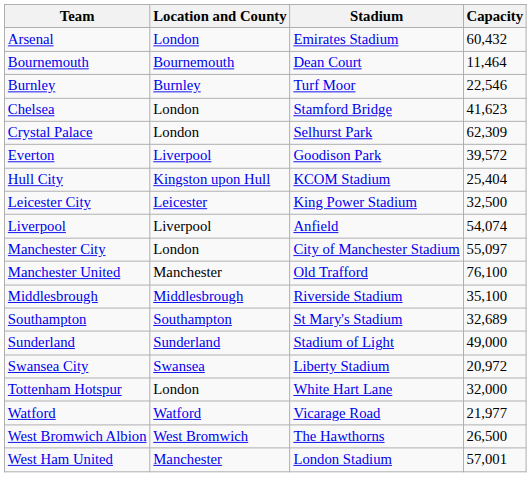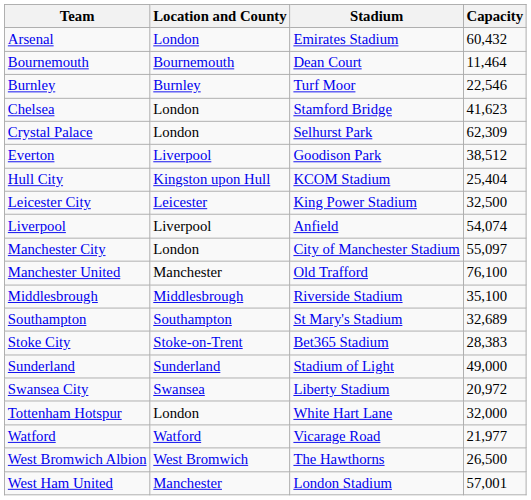(487, 156) 39,572 -> (487, 156) 38,512
+ row: (39, 343)
